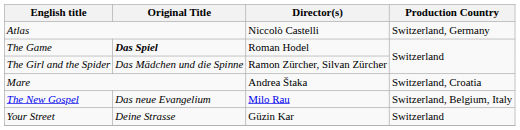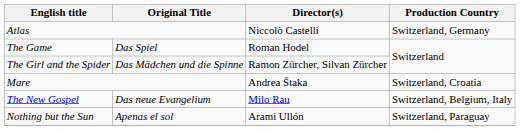(137, 47) bold -> (136, 47) normal
+ row: (50, 116)
- row: (31, 116)
